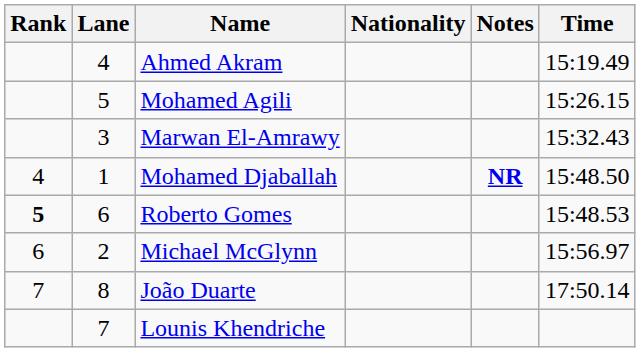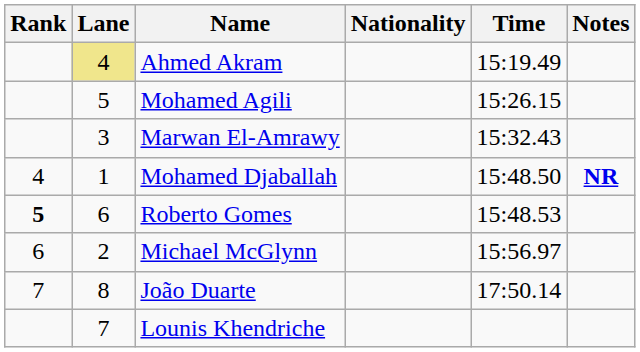columns swapped: (587, 23) <-> (505, 23)
(103, 61) no background -> (103, 61) khaki background
